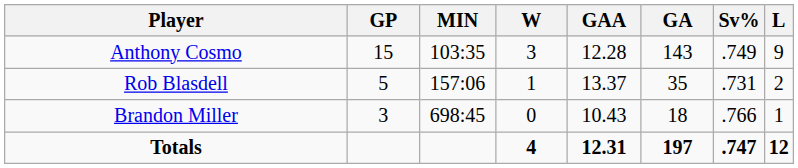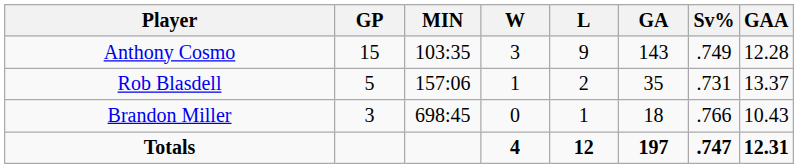columns swapped: (779, 20) <-> (604, 20)
